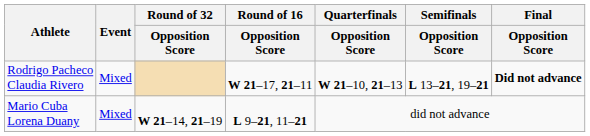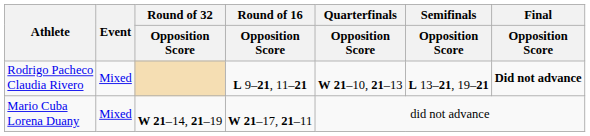(270, 86) W 21–17, 21–11 -> (270, 86) L 9–21, 11–21
(270, 121) L 9–21, 11–21 -> (270, 121) W 21–17, 21–11
